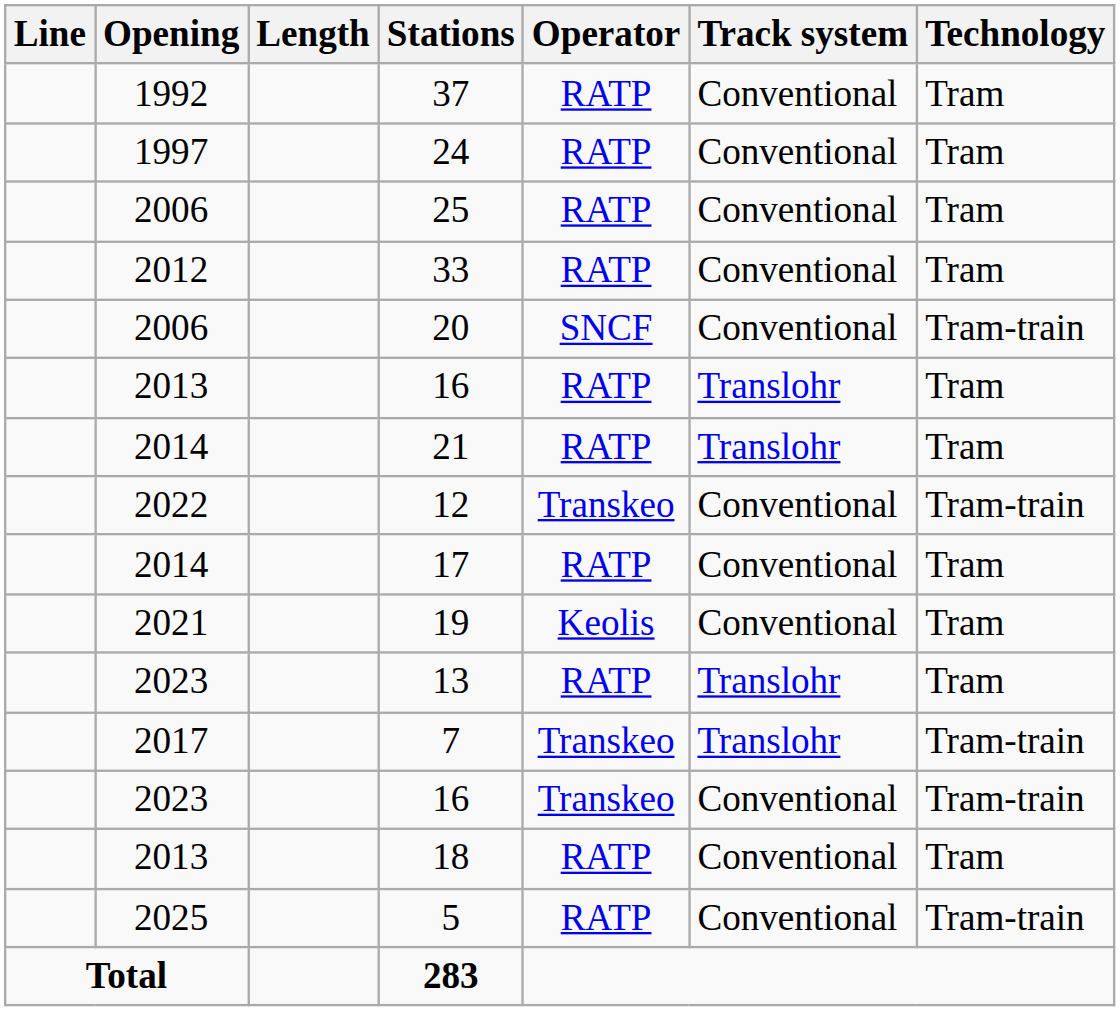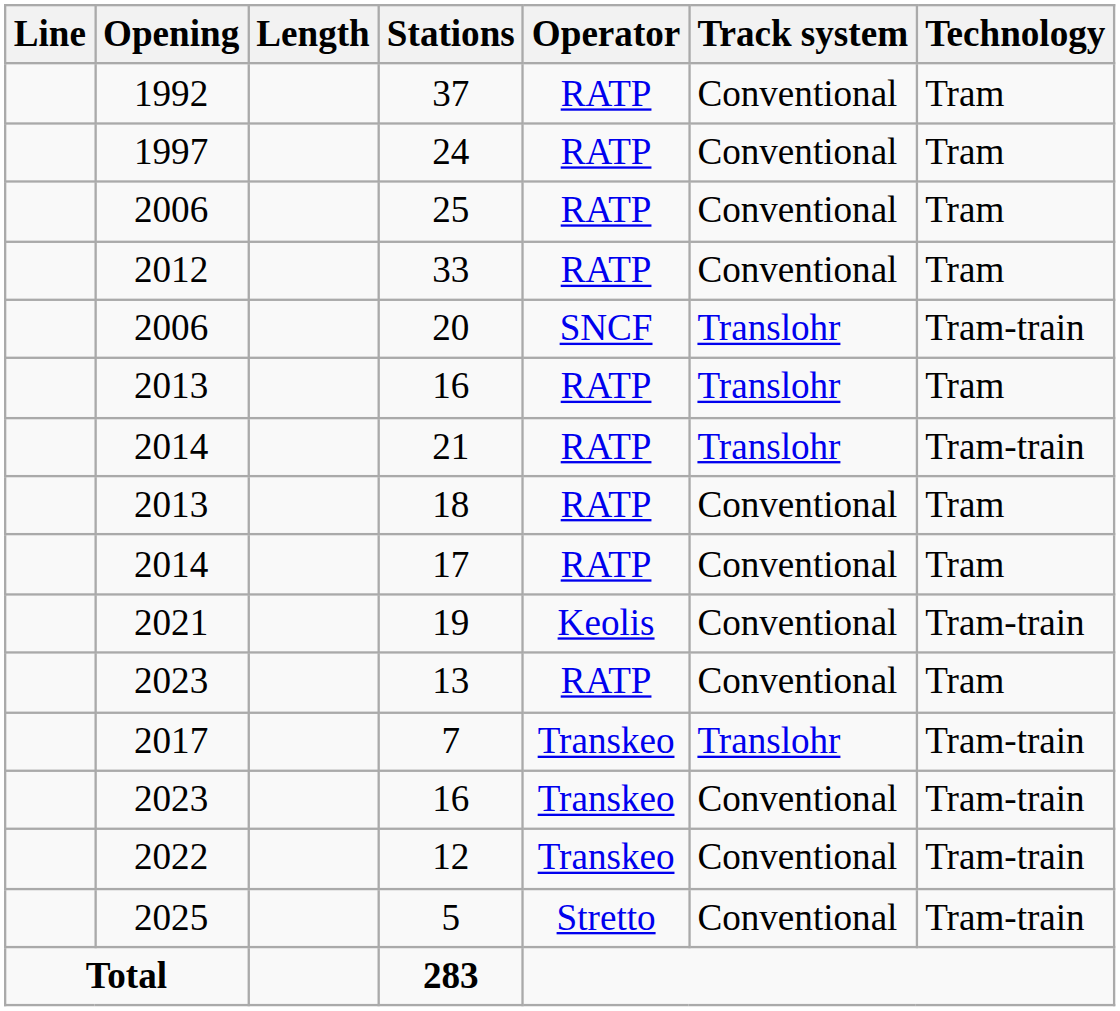(797, 328) Conventional -> (769, 328) Translohr
(965, 446) Tram -> (1005, 446) Tram-train
rows swapped: (171, 858) <-> (171, 504)
(965, 622) Tram -> (1005, 622) Tram-train
(769, 681) Translohr -> (797, 681) Conventional
(606, 916) RATP -> (606, 916) Stretto
